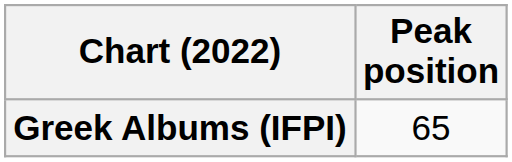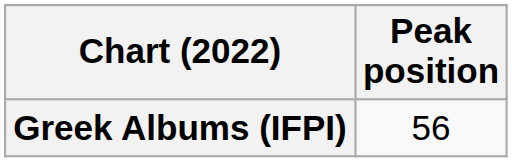(431, 127) 65 -> (431, 127) 56
